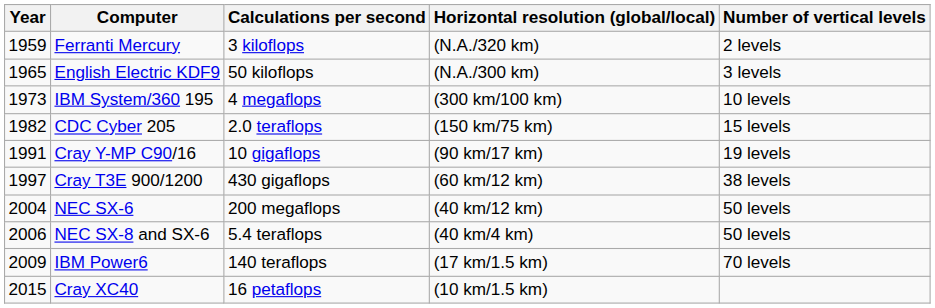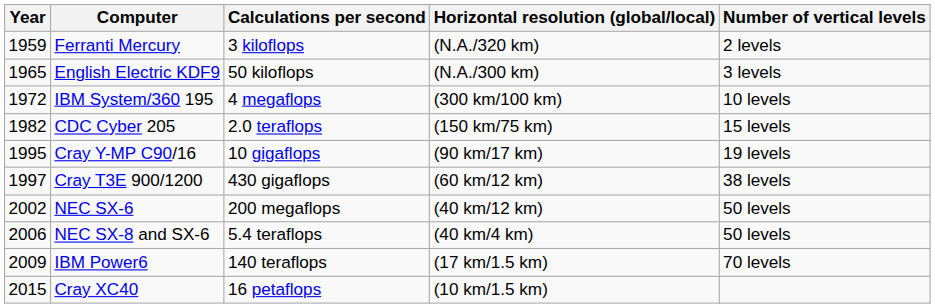(28, 99) 1973 -> (28, 99) 1972
(28, 153) 1991 -> (28, 153) 1995
(28, 208) 2004 -> (28, 208) 2002
